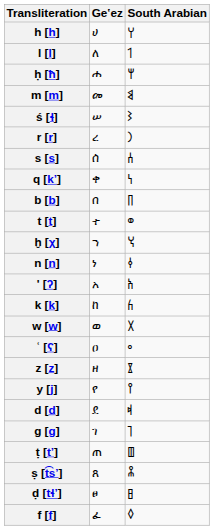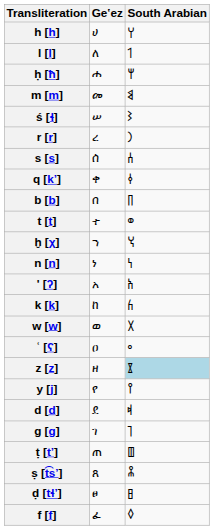(130, 180) 𐩬 -> (130, 180) 𐩤
(130, 264) 𐩤 -> (130, 264) 𐩬
(130, 369) no background -> (130, 369) lightblue background
